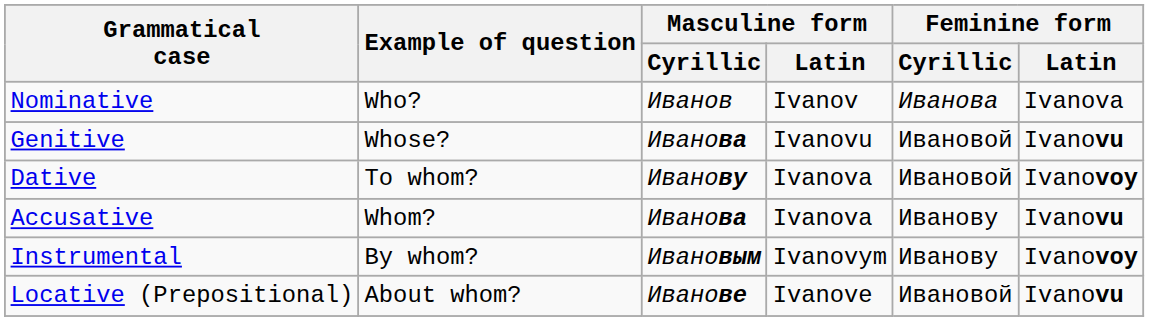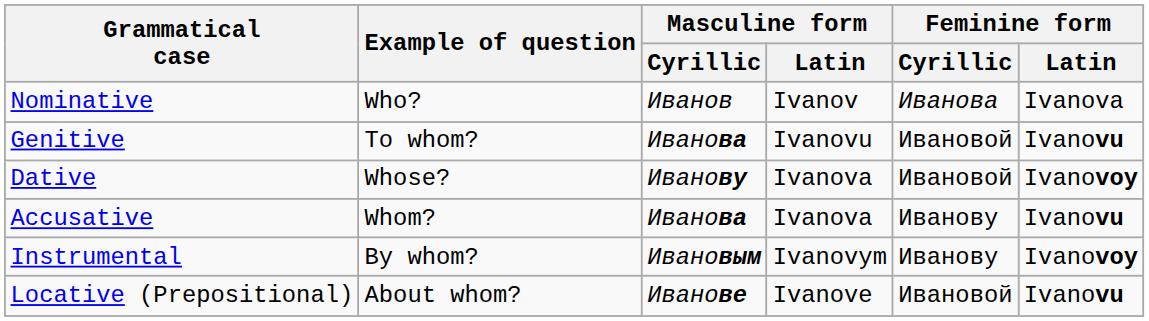(407, 141) Whose? -> (422, 141) To whom?
(422, 179) To whom? -> (407, 179) Whose?
